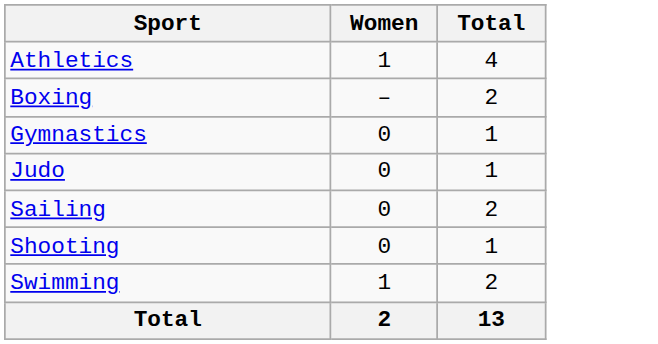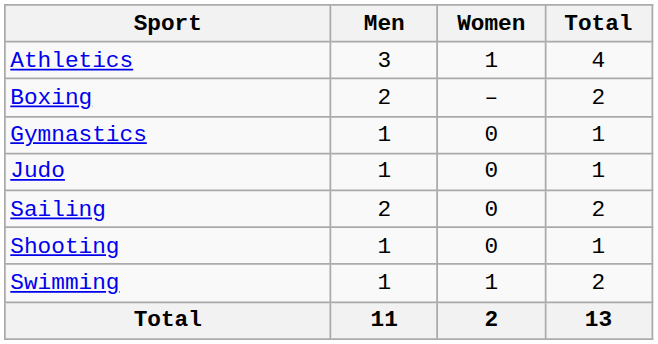+ column: (384, 23)
